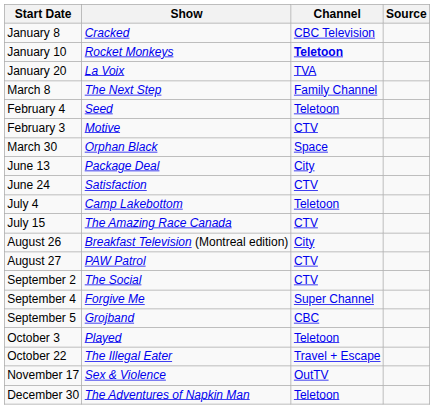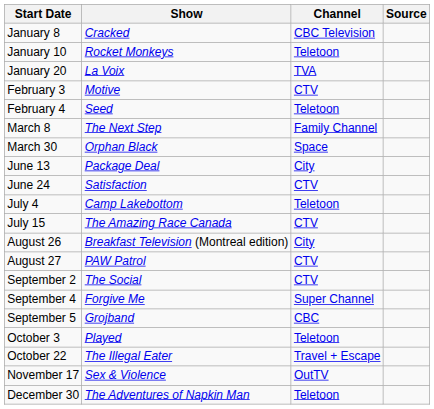(318, 52) bold -> (317, 52) normal
rows swapped: (36, 128) <-> (29, 90)
